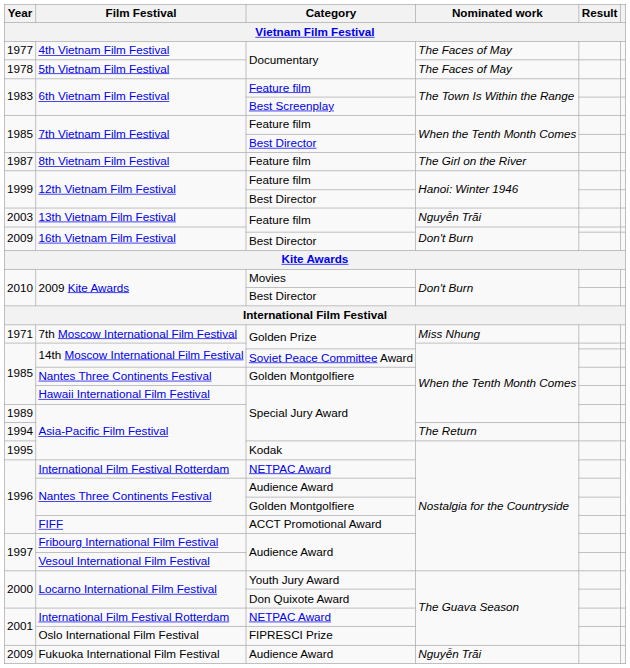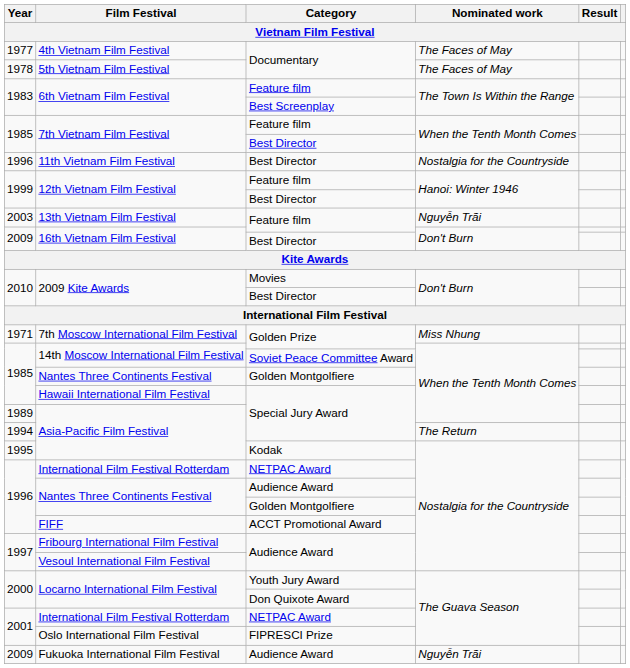- row: (104, 161)
+ row: (107, 161)
